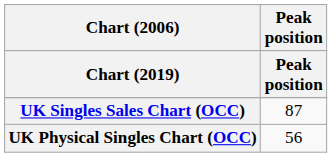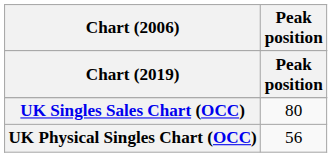(294, 110) 87 -> (294, 110) 80
